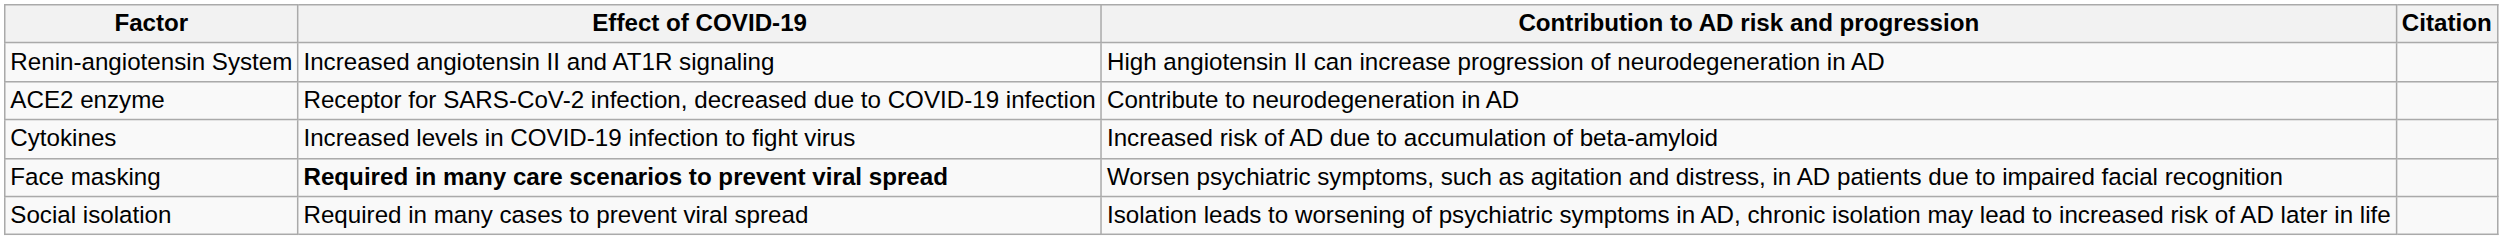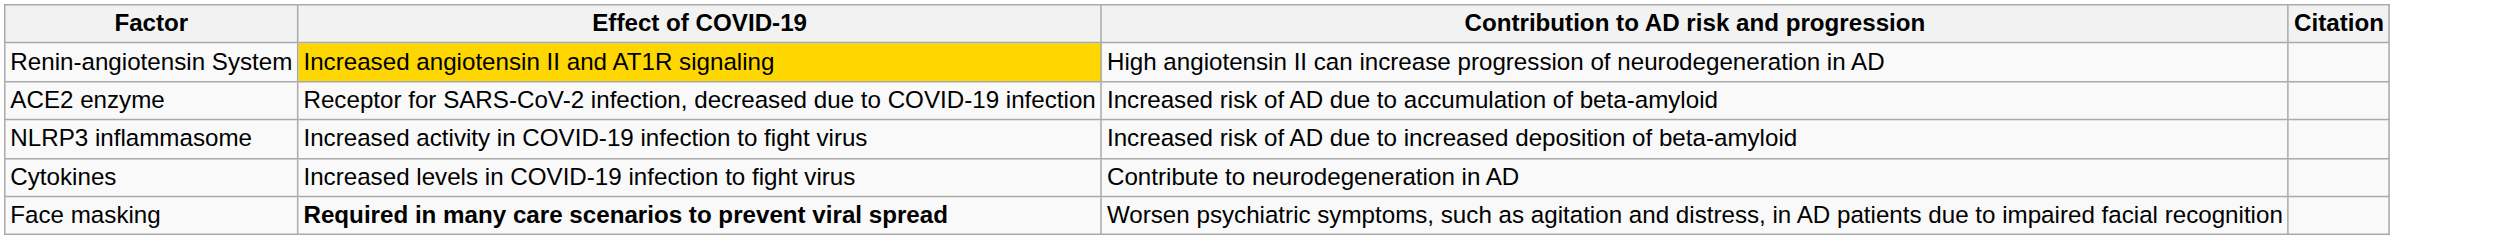(539, 61) no background -> (539, 61) gold background
(1313, 100) Contribute to neurodegeneration in AD -> (1412, 100) Increased risk of AD due to accumulation of beta-amyloid
+ row: (131, 138)
(1412, 138) Increased risk of AD due to accumulation of beta-amyloid -> (1313, 176) Contribute to neurodegeneration in AD
- row: (91, 215)
